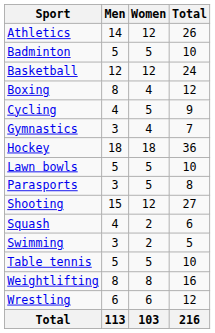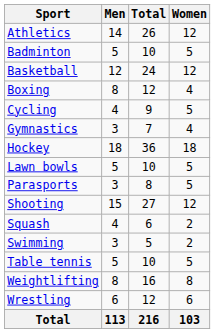columns swapped: (149, 14) <-> (189, 14)
